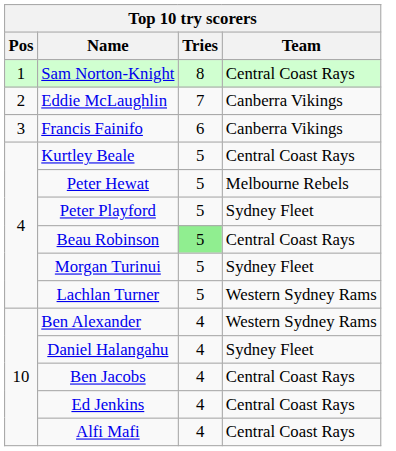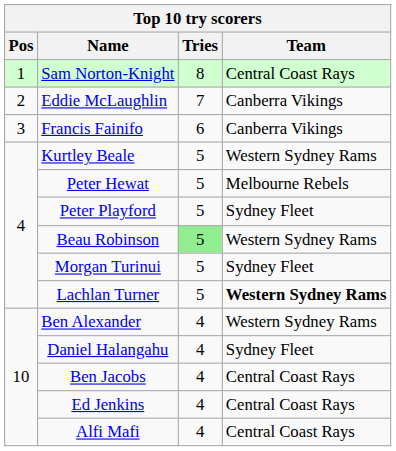(290, 156) Central Coast Rays -> (301, 156) Western Sydney Rams
(290, 239) Central Coast Rays -> (301, 239) Western Sydney Rams
(301, 294) normal -> (306, 294) bold
